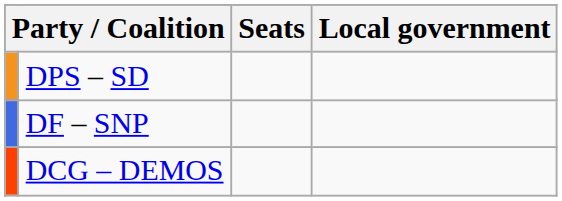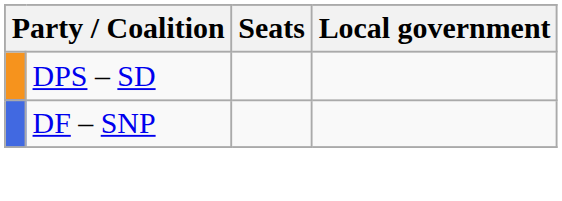- row: (125, 170)
